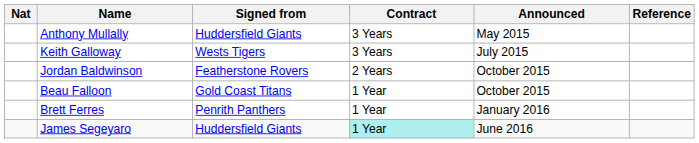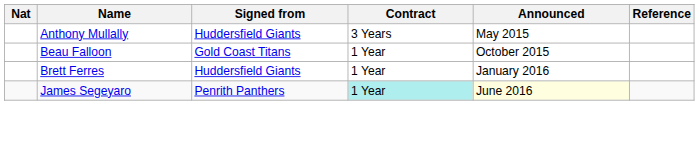- row: (81, 53)
- row: (91, 72)
(240, 110) Penrith Panthers -> (247, 72) Huddersfield Giants
(248, 129) Huddersfield Giants -> (239, 91) Penrith Panthers
(505, 129) no background -> (504, 91) lightyellow background
